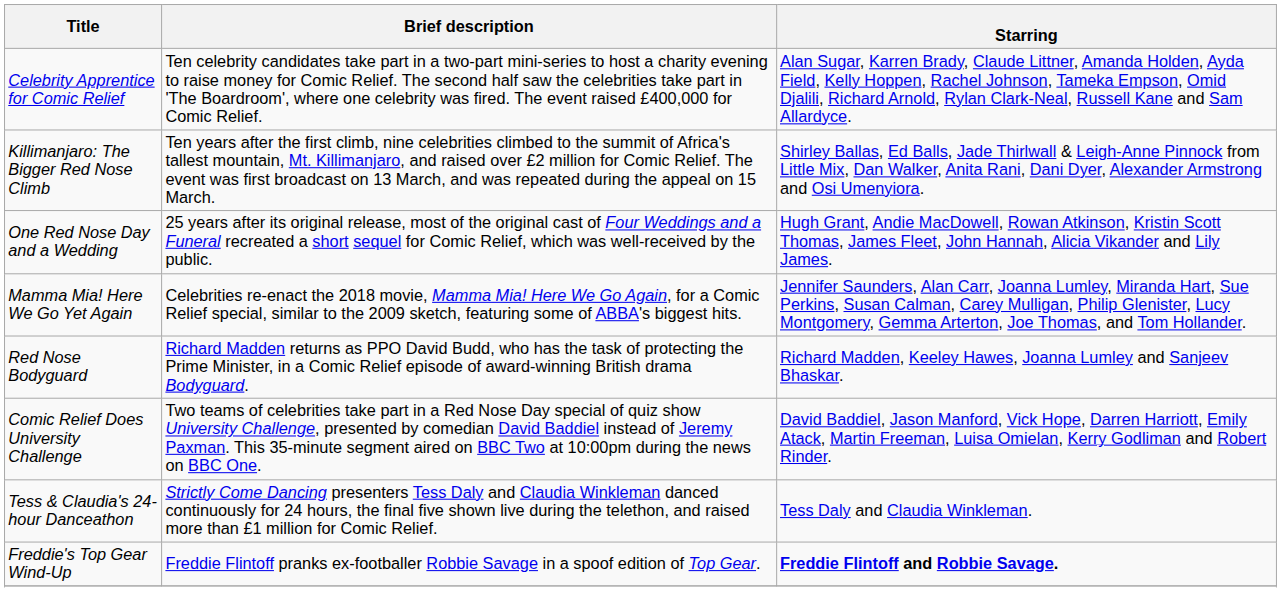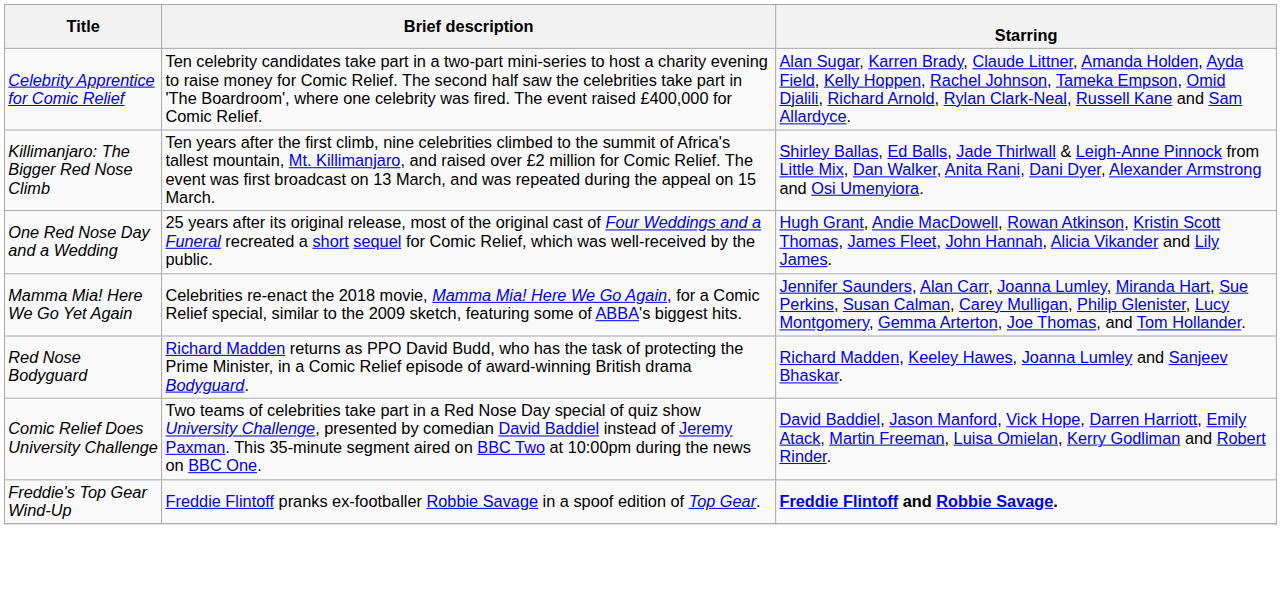- row: (83, 510)
